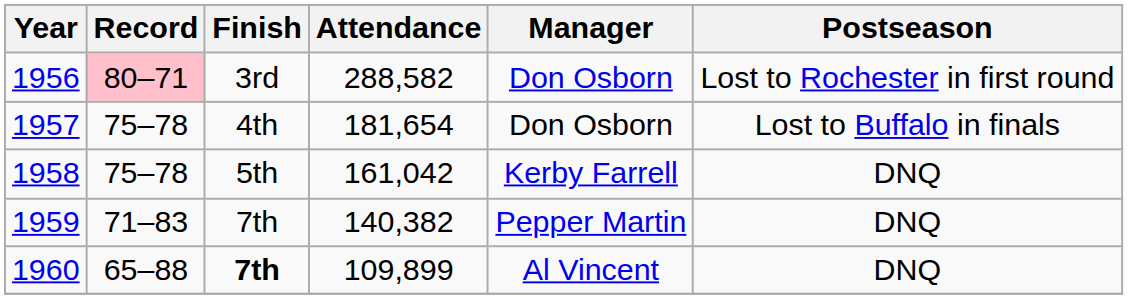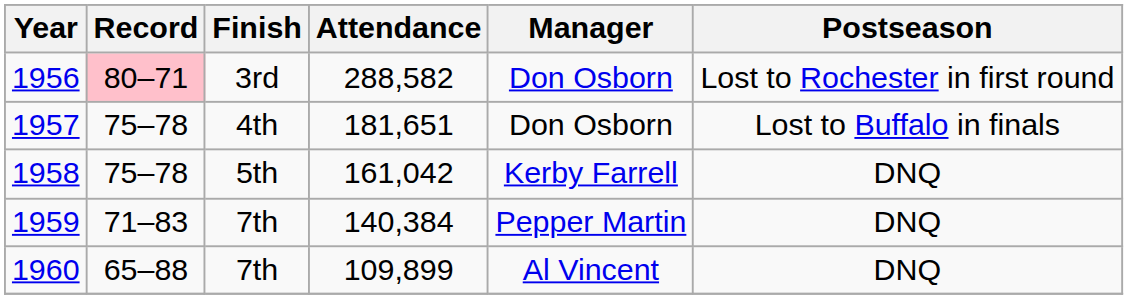(399, 125) 181,654 -> (399, 125) 181,651
(399, 221) 140,382 -> (399, 221) 140,384
(257, 269) bold -> (257, 269) normal
